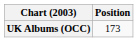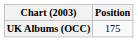(113, 28) 173 -> (113, 28) 175
